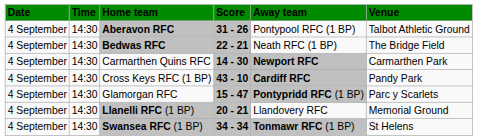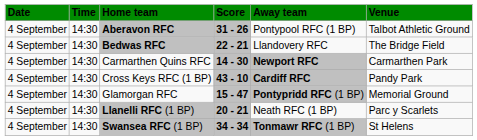(295, 45) Neath RFC (1 BP) -> (290, 45) Llandovery RFC
(403, 94) Parc y Scarlets -> (409, 94) Memorial Ground
(290, 111) Llandovery RFC -> (295, 111) Neath RFC (1 BP)
(409, 111) Memorial Ground -> (403, 111) Parc y Scarlets
